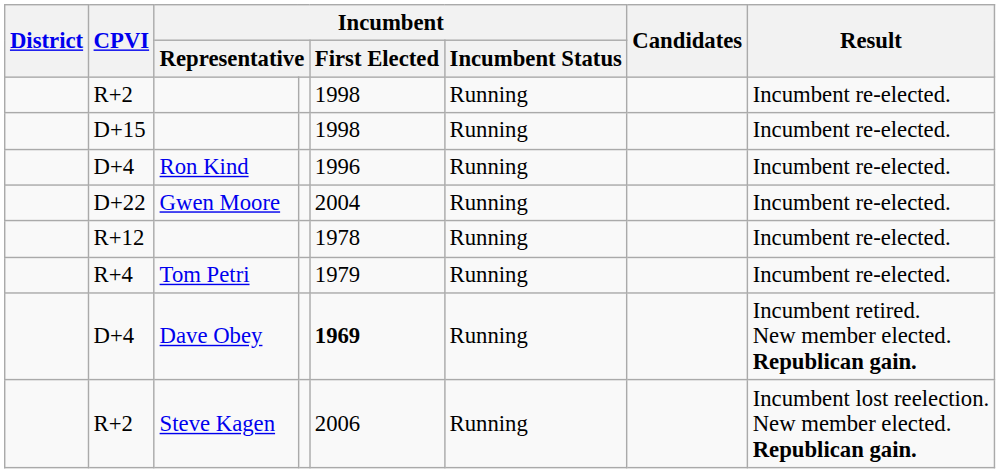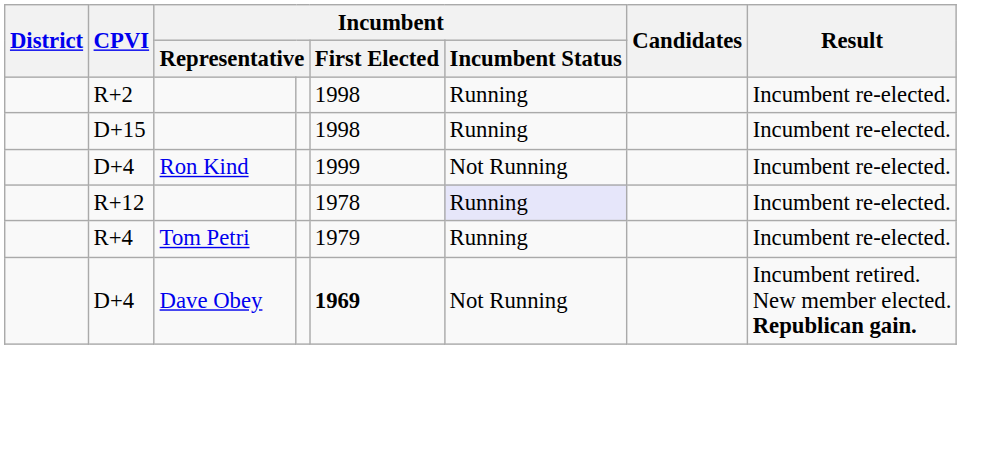(338, 166) 1996 -> (338, 166) 1999
(489, 166) Running -> (509, 166) Not Running
- row: (120, 202)
(489, 238) no background -> (489, 202) lavender background
(489, 336) Running -> (509, 300) Not Running
- row: (113, 423)
